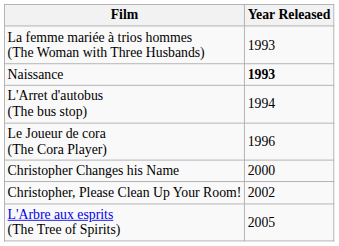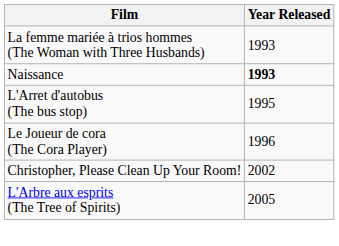(261, 104) 1994 -> (261, 104) 1995
- row: (93, 170)
